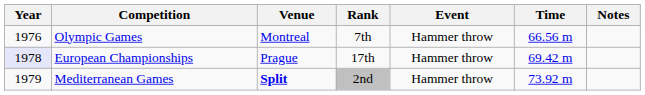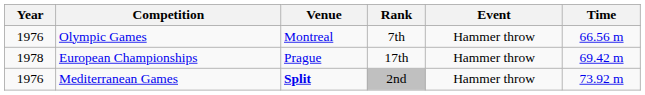- column: (613, 15)
(28, 57) lavender background -> (30, 57) no background
(28, 79) 1979 -> (30, 79) 1976
